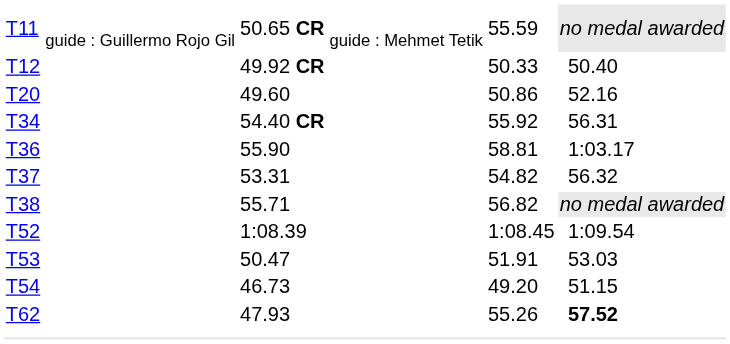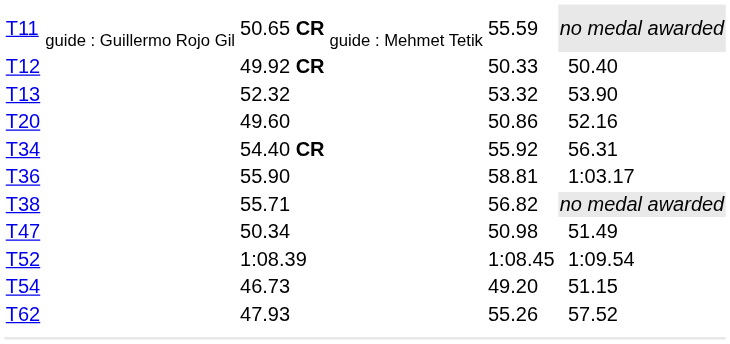+ row: (23, 94)
- row: (23, 176)
+ row: (23, 231)
- row: (23, 259)
(593, 314) bold -> (593, 314) normal
